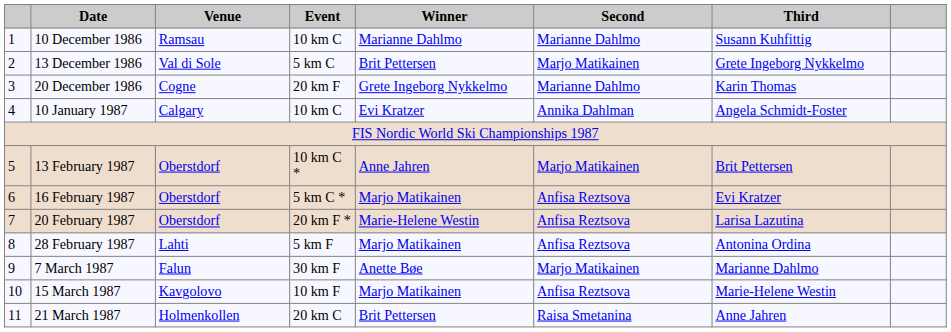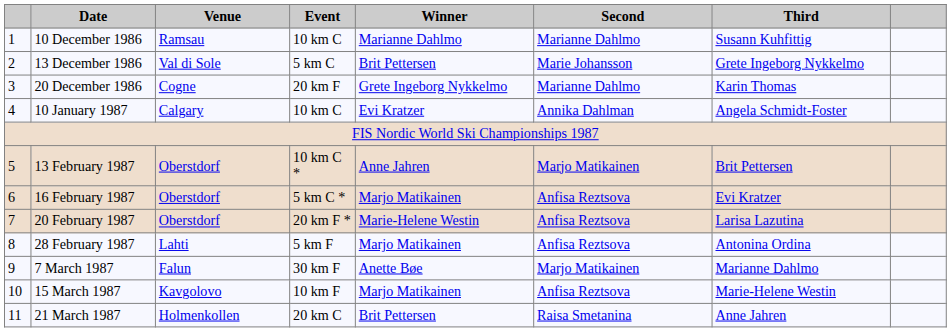(588, 63) Marjo Matikainen -> (585, 63) Marie Johansson
